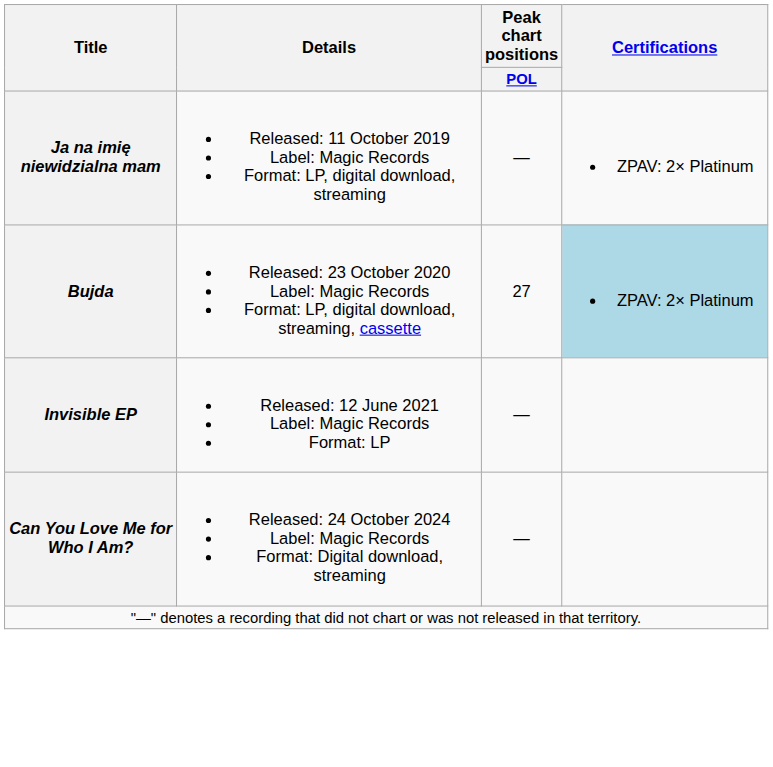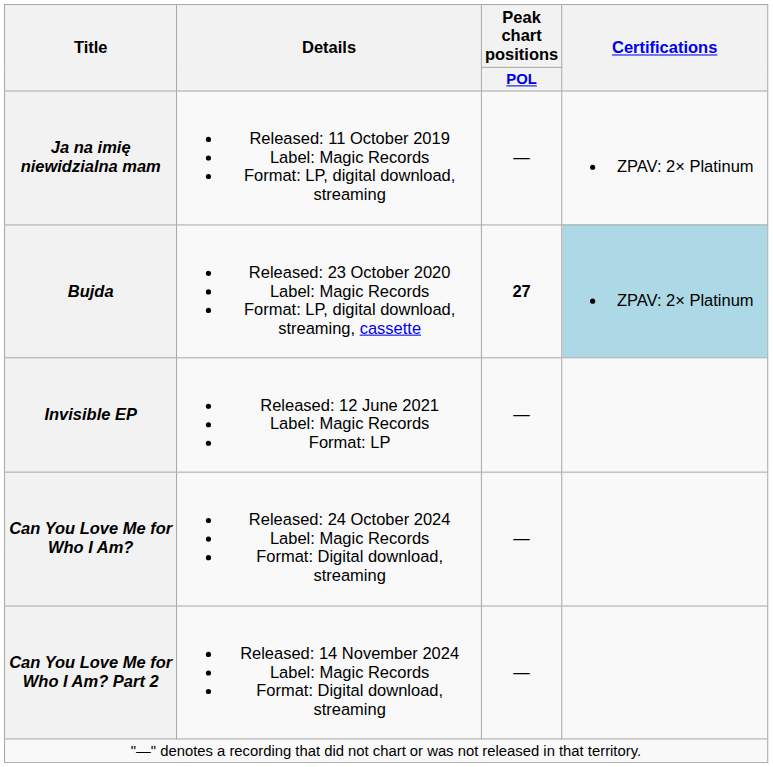(522, 291) normal -> (522, 291) bold
+ row: (91, 672)
